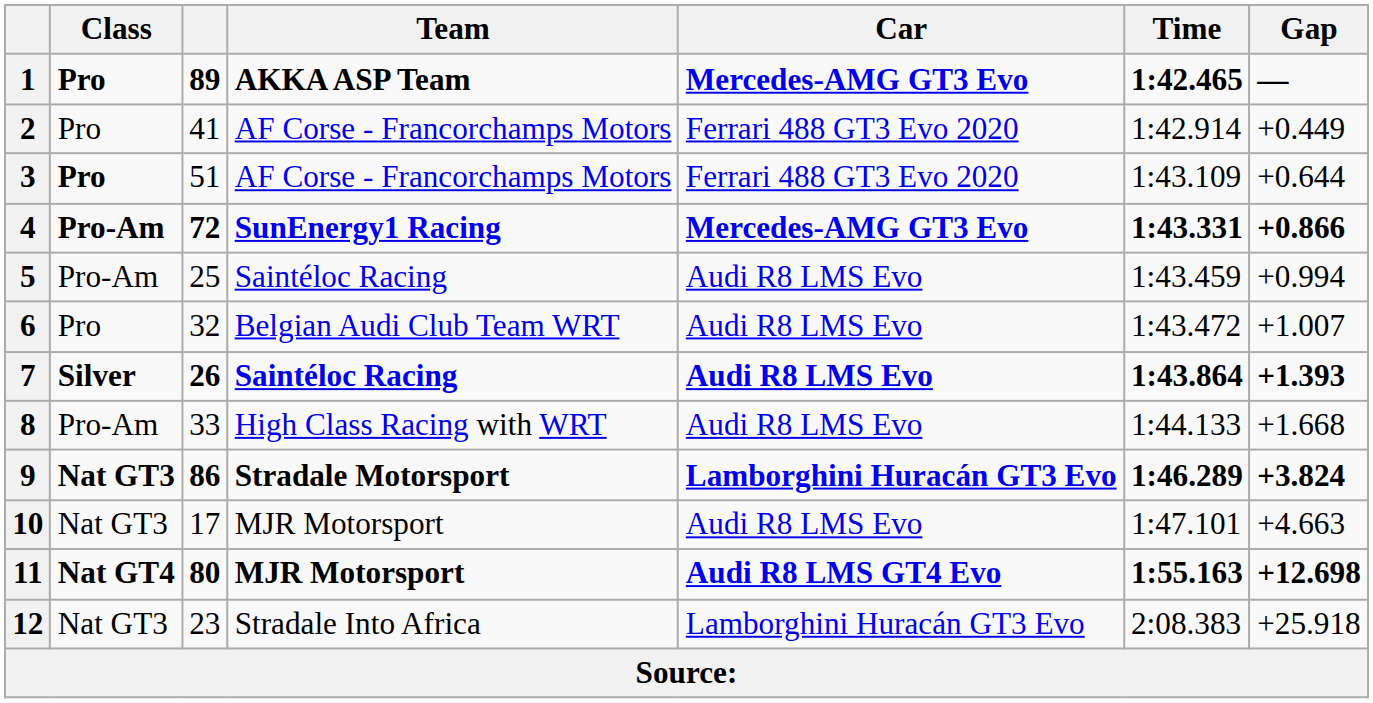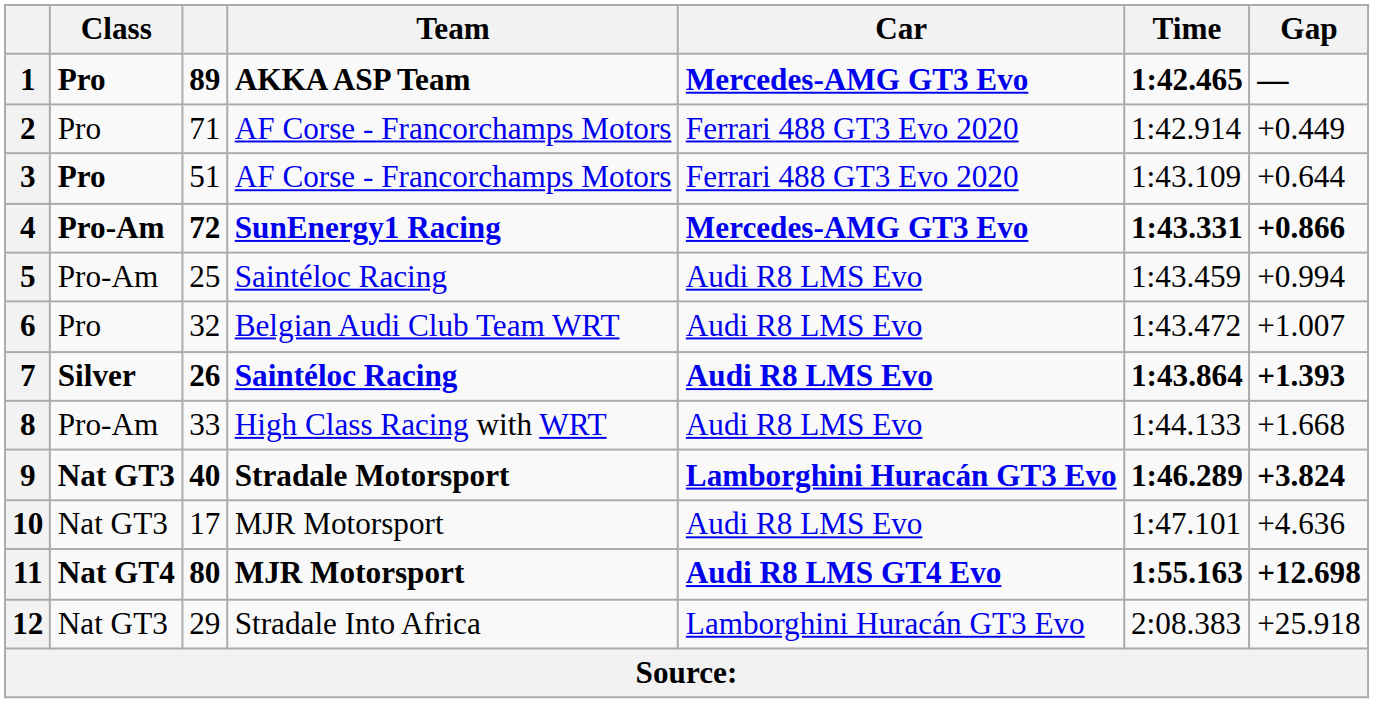(205, 128) 41 -> (205, 128) 71
(205, 474) 86 -> (205, 474) 40
(1301, 524) +4.663 -> (1301, 524) +4.636
(205, 623) 23 -> (205, 623) 29
